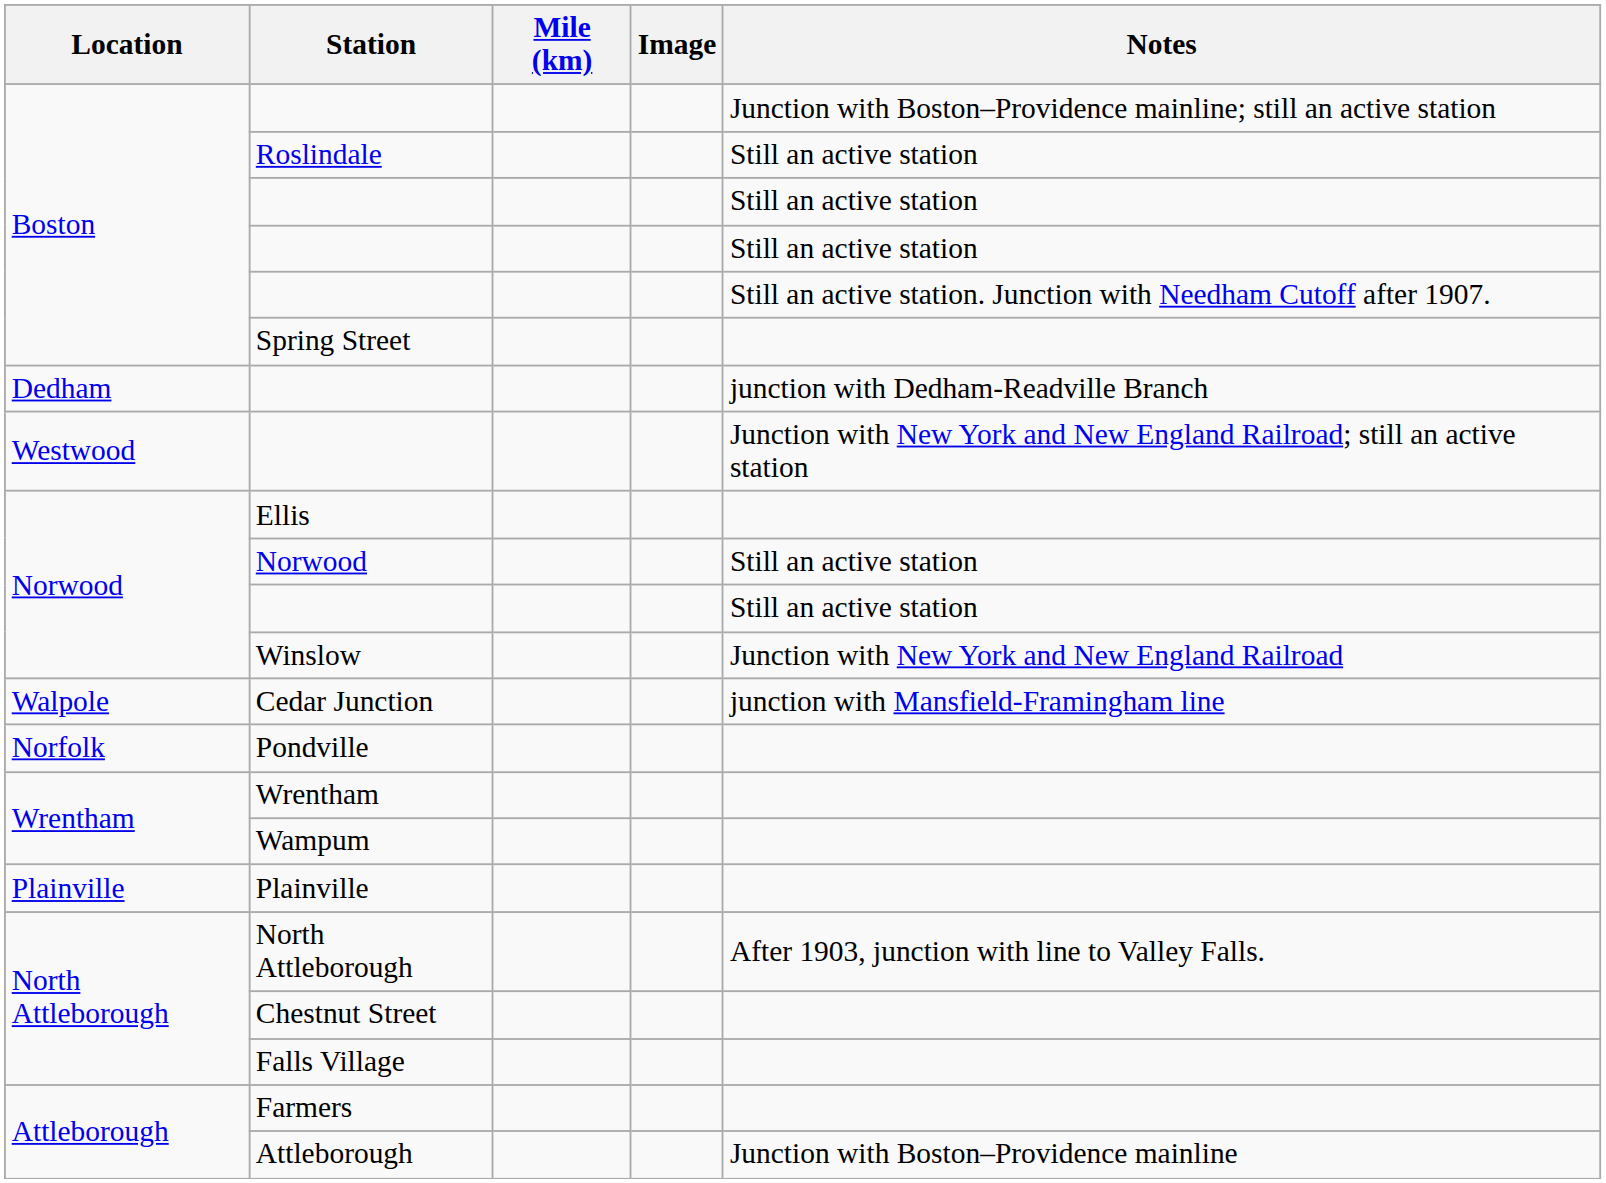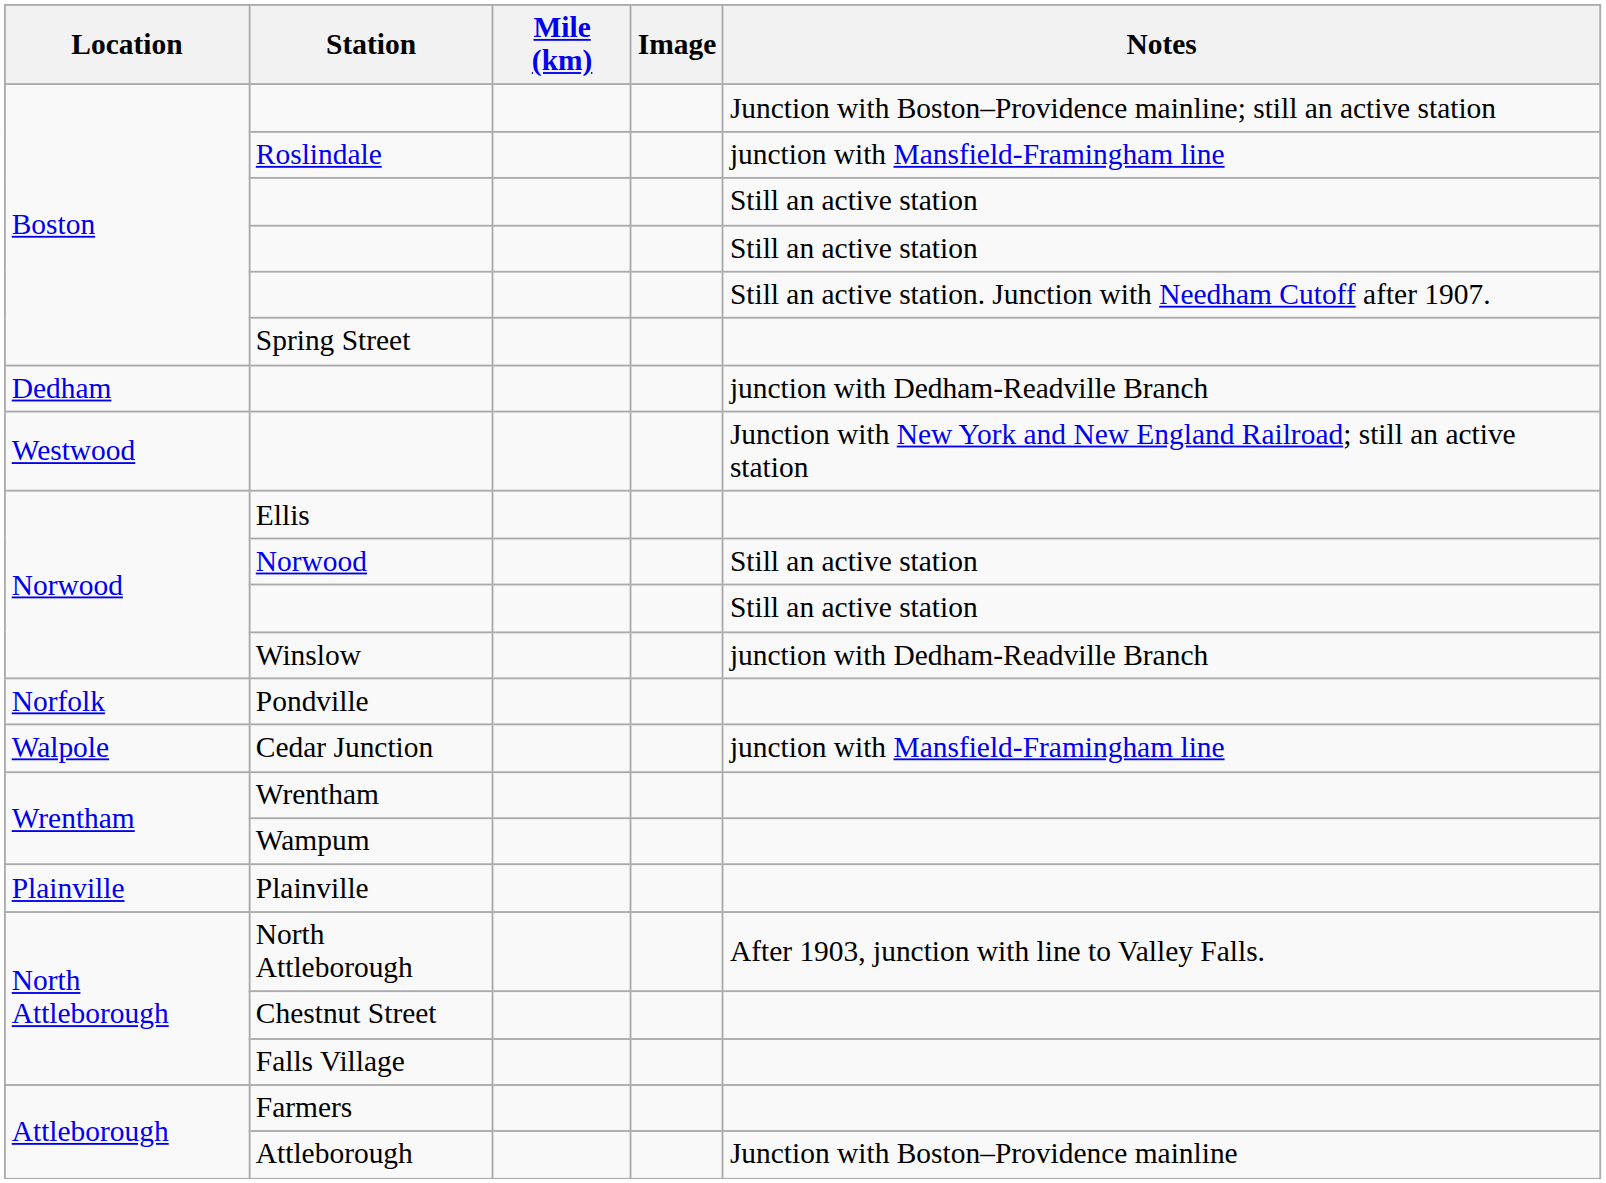(854, 154) Still an active station -> (977, 154) junction with Mansfield-Framingham line
(1037, 654) Junction with New York and New England Railroad -> (969, 654) junction with Dedham-Readville Branch
rows swapped: (60, 701) <-> (58, 747)
